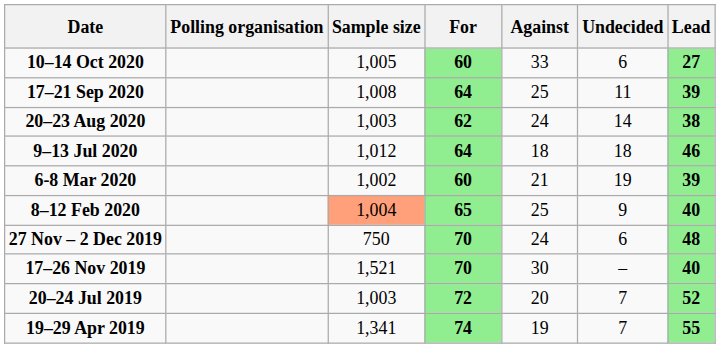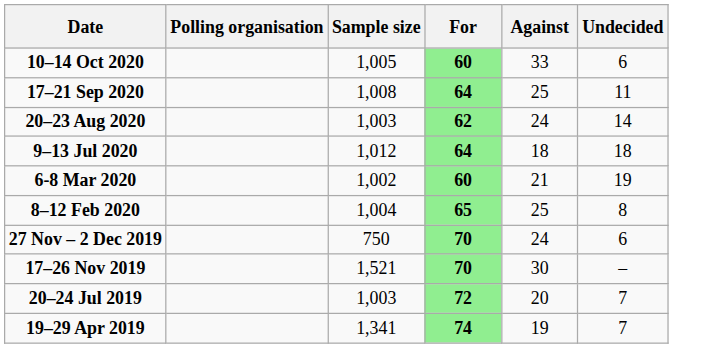- column: (691, 26)
(376, 210) lightsalmon background -> (376, 210) no background
(623, 210) 9 -> (623, 210) 8
